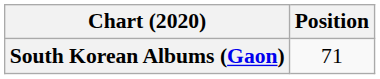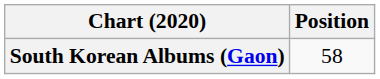(332, 55) 71 -> (332, 55) 58
